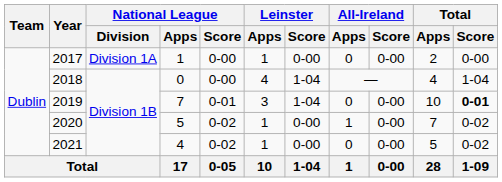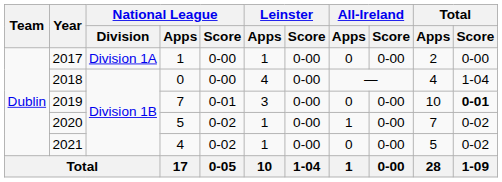(307, 79) 1-04 -> (307, 79) 0-00
(307, 101) 1-04 -> (307, 101) 0-00
